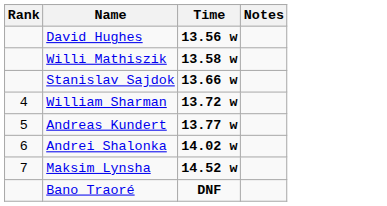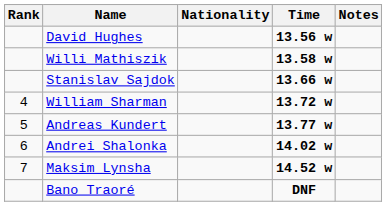+ column: (225, 15)
